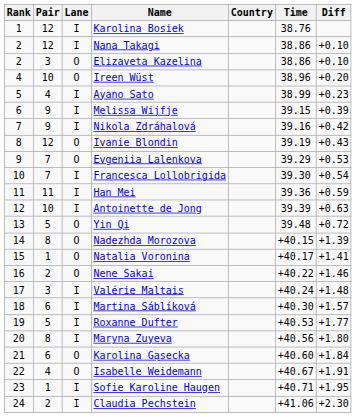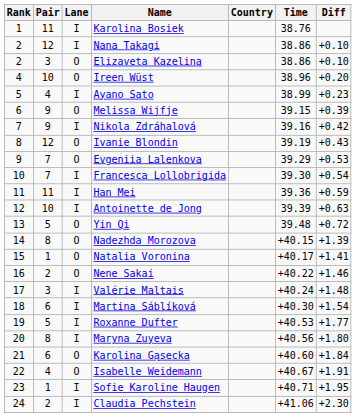(48, 29) 12 -> (48, 29) 11
(77, 110) I -> (77, 110) O
(334, 306) +1.57 -> (334, 306) +1.54
